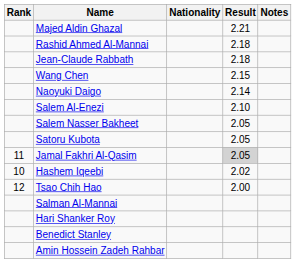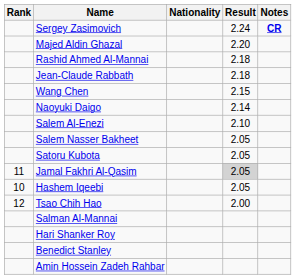+ row: (78, 28)
(240, 28) 2.21 -> (240, 44) 2.20
(240, 171) 2.02 -> (240, 187) 2.05
